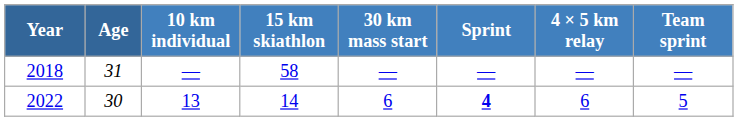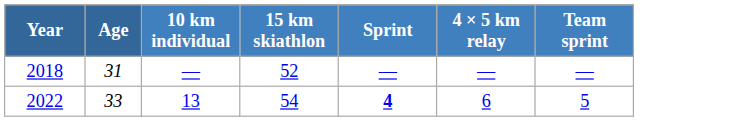- column: (388, 30)
(289, 71) 58 -> (289, 71) 52
(113, 101) 30 -> (113, 101) 33
(289, 101) 14 -> (289, 101) 54
